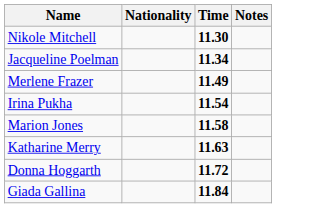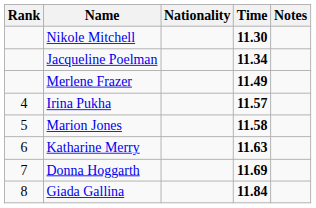+ column: (24, 15)
(213, 103) 11.54 -> (252, 103) 11.57
(213, 170) 11.72 -> (252, 170) 11.69
